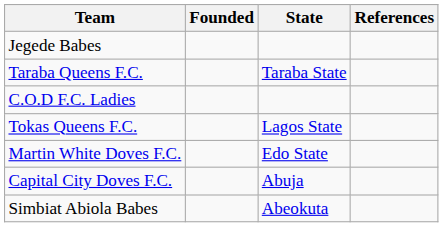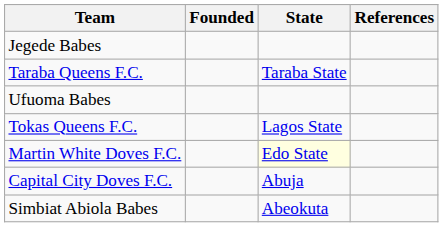+ row: (60, 99)
- row: (72, 99)
(295, 153) no background -> (295, 153) lightyellow background
